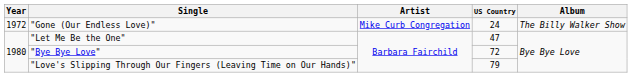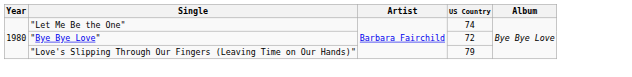- row: (93, 25)
(495, 38) 47 -> (470, 25) 74
